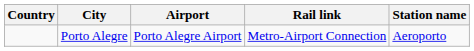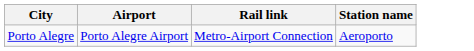- column: (31, 14)
